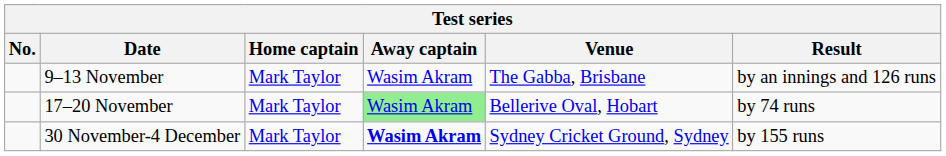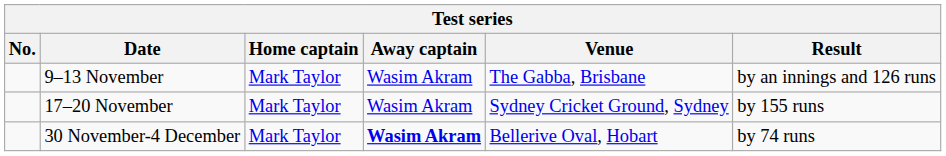(420, 106) lightgreen background -> (420, 106) no background
(574, 106) Bellerive Oval, Hobart -> (609, 106) Sydney Cricket Ground, Sydney
(776, 106) by 74 runs -> (781, 106) by 155 runs
(609, 135) Sydney Cricket Ground, Sydney -> (574, 135) Bellerive Oval, Hobart
(781, 135) by 155 runs -> (776, 135) by 74 runs
